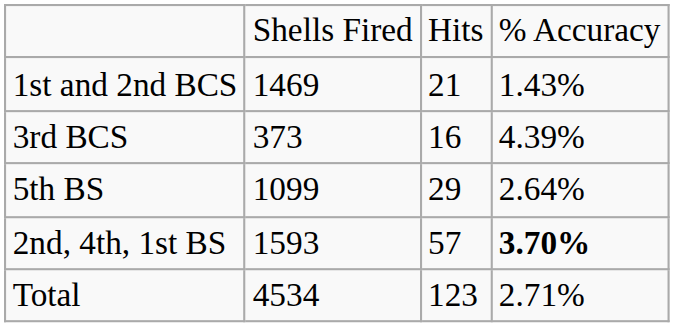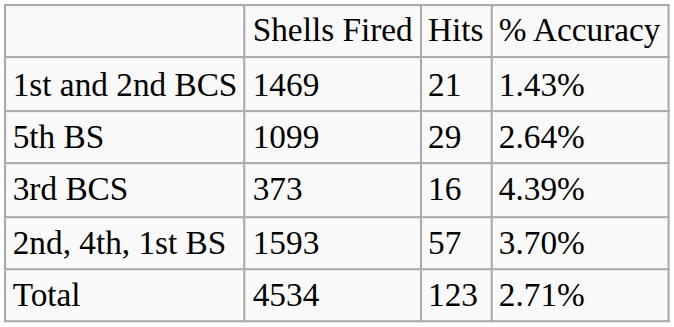rows swapped: (71, 136) <-> (58, 189)
(545, 242) bold -> (542, 242) normal
